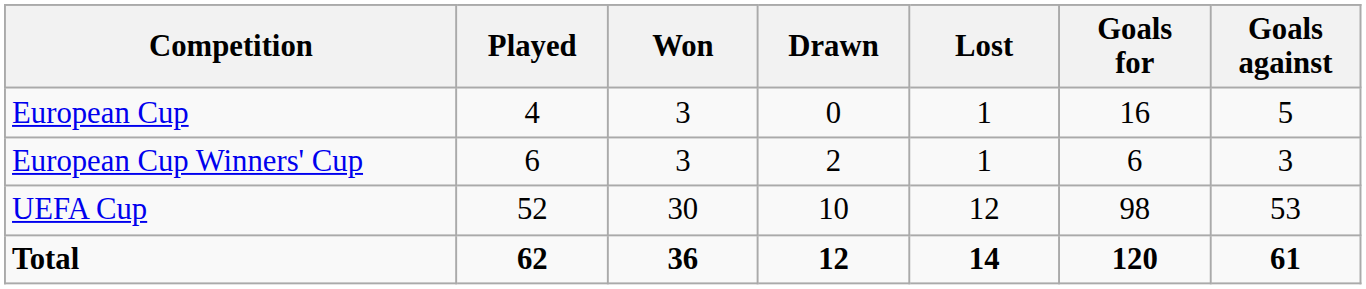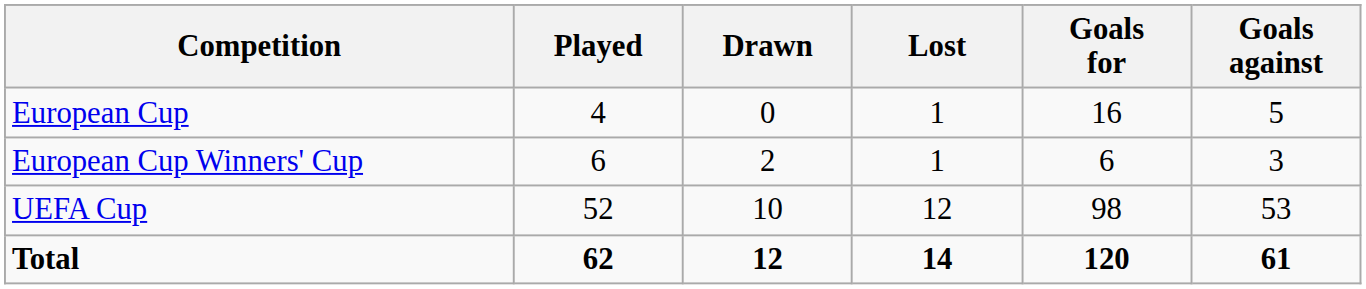- column: (683, 46)
